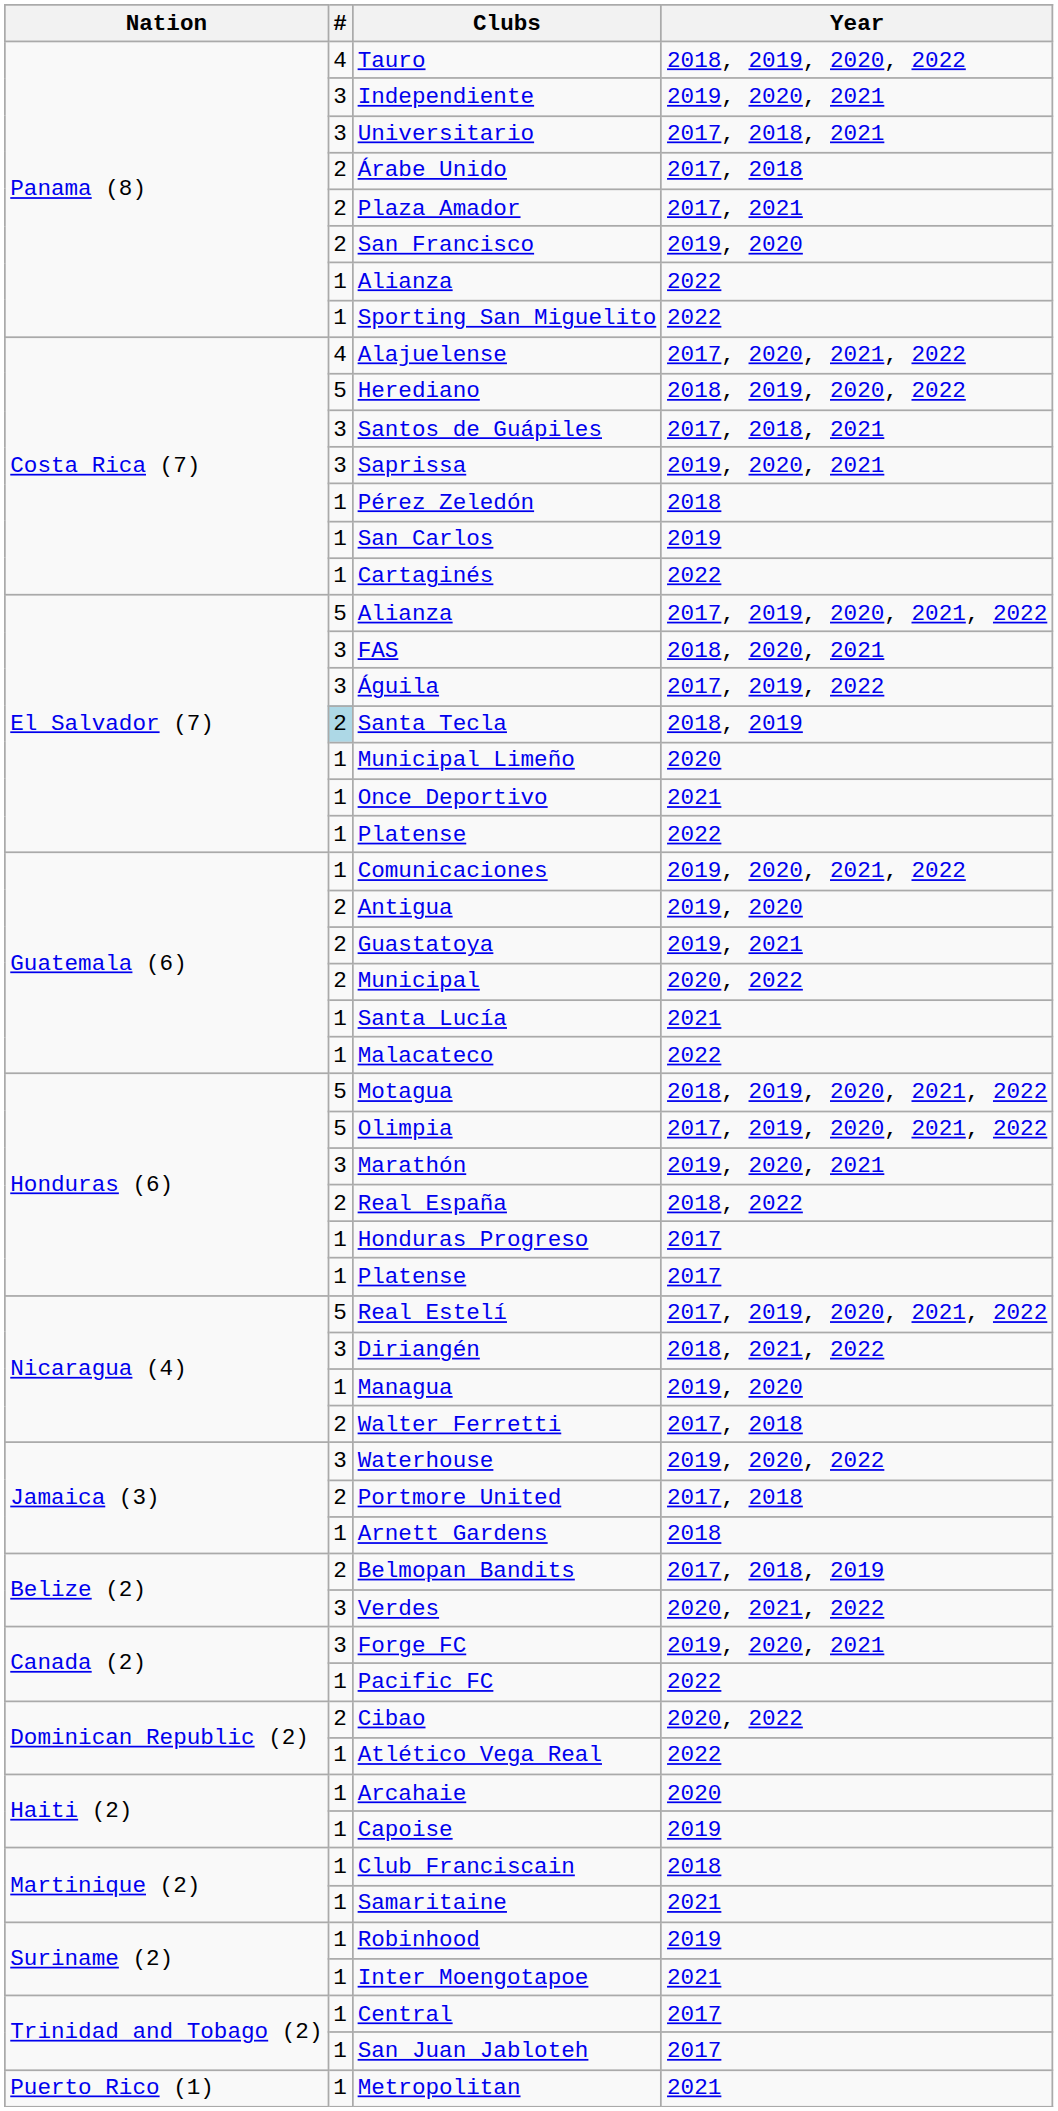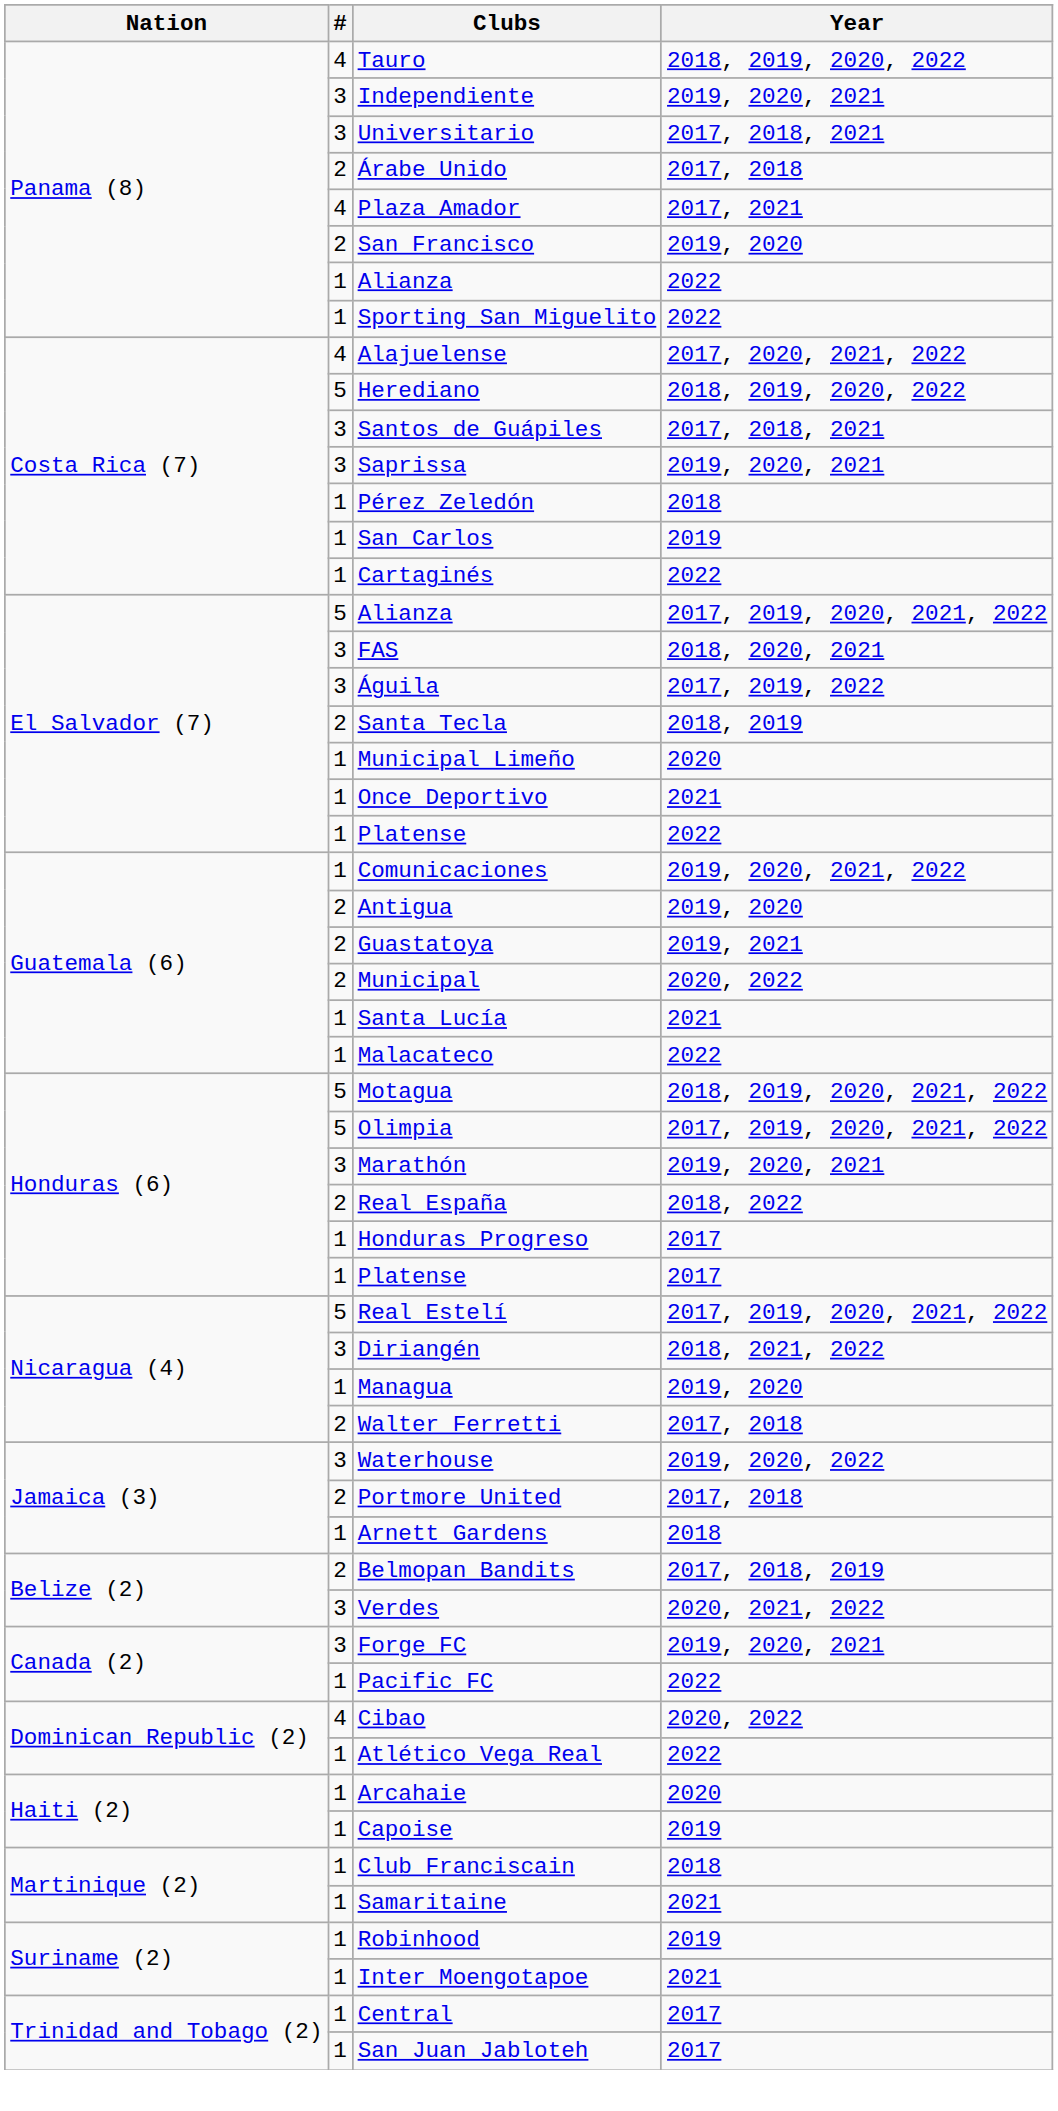(340, 208) 2 -> (340, 208) 4
(340, 724) lightblue background -> (340, 724) no background
(340, 1719) 2 -> (340, 1719) 4
- row: (439, 2088)
